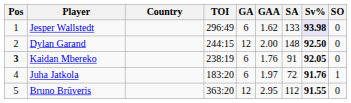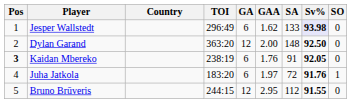(220, 43) 244:15 -> (220, 43) 363:20
(220, 91) 363:20 -> (220, 91) 244:15
